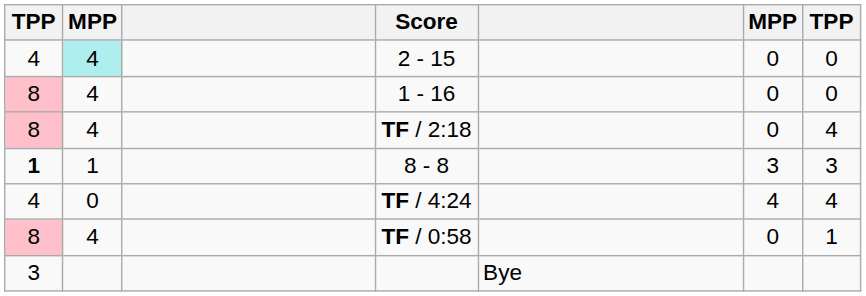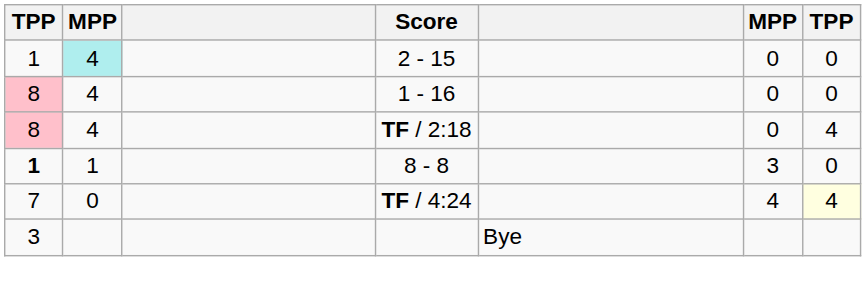(34, 58) 4 -> (34, 58) 1
(832, 165) 3 -> (832, 165) 0
(34, 201) 4 -> (34, 201) 7
(832, 201) no background -> (832, 201) lightyellow background
- row: (427, 237)
